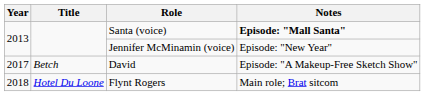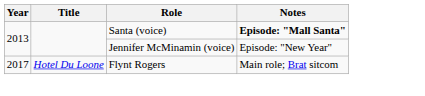- row: (122, 64)
(18, 82) 2018 -> (18, 64) 2017
